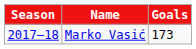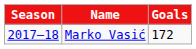(162, 34) 173 -> (162, 34) 172
